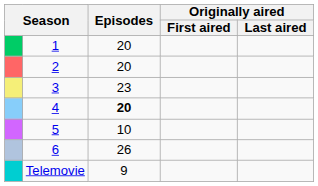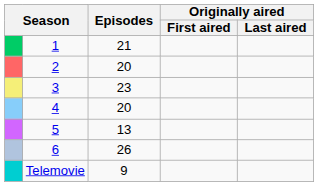(124, 46) 20 -> (124, 46) 21
(124, 108) bold -> (124, 108) normal
(124, 129) 10 -> (124, 129) 13
